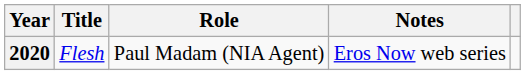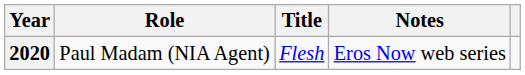columns swapped: (82, 20) <-> (219, 20)
